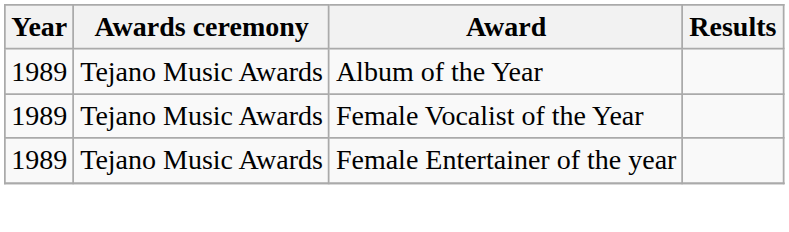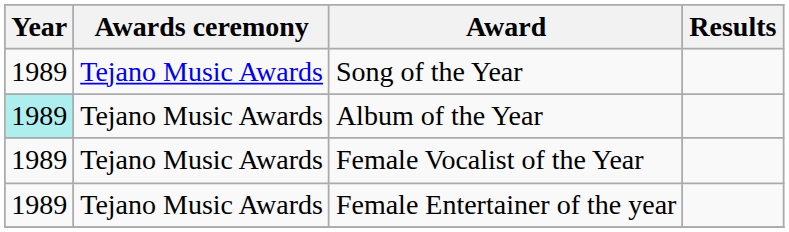+ row: (429, 71)
(39, 71) no background -> (39, 115) paleturquoise background
